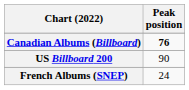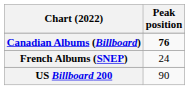rows swapped: (74, 76) <-> (74, 59)
